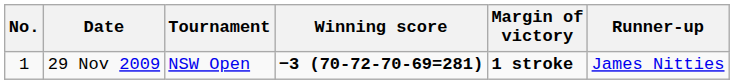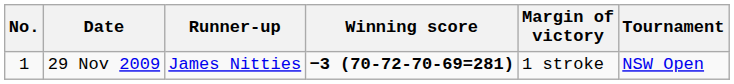columns swapped: (219, 28) <-> (658, 28)
(532, 66) bold -> (563, 66) normal
